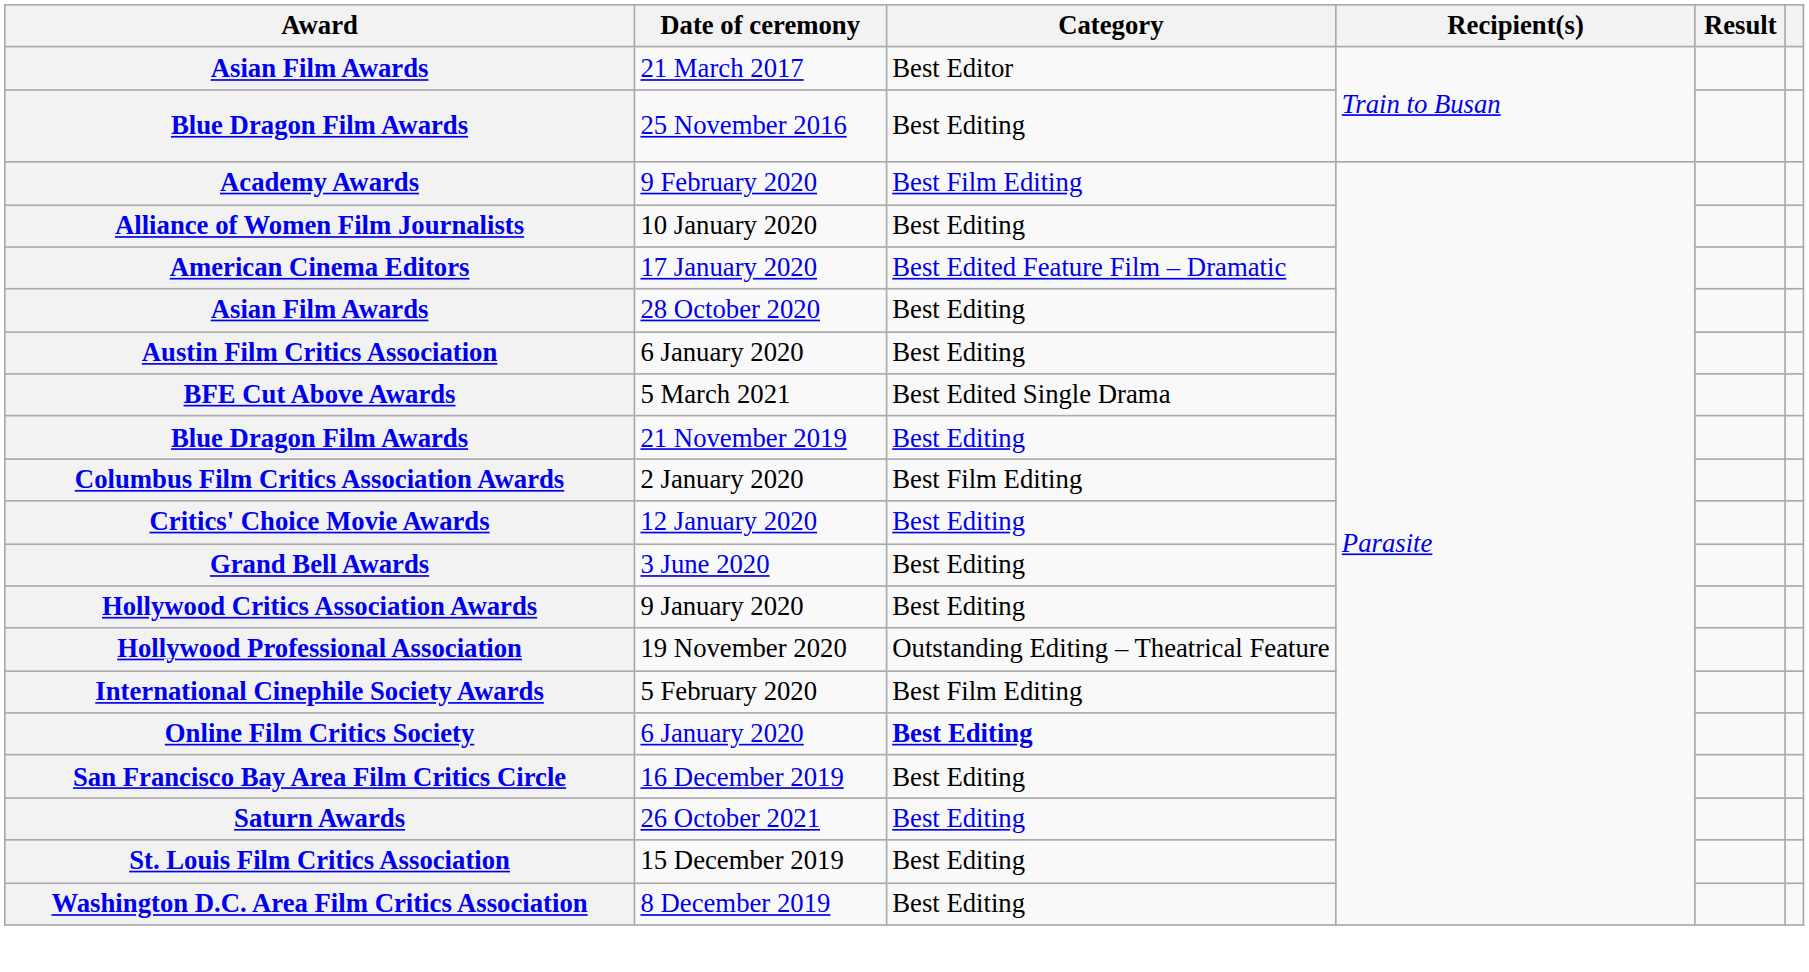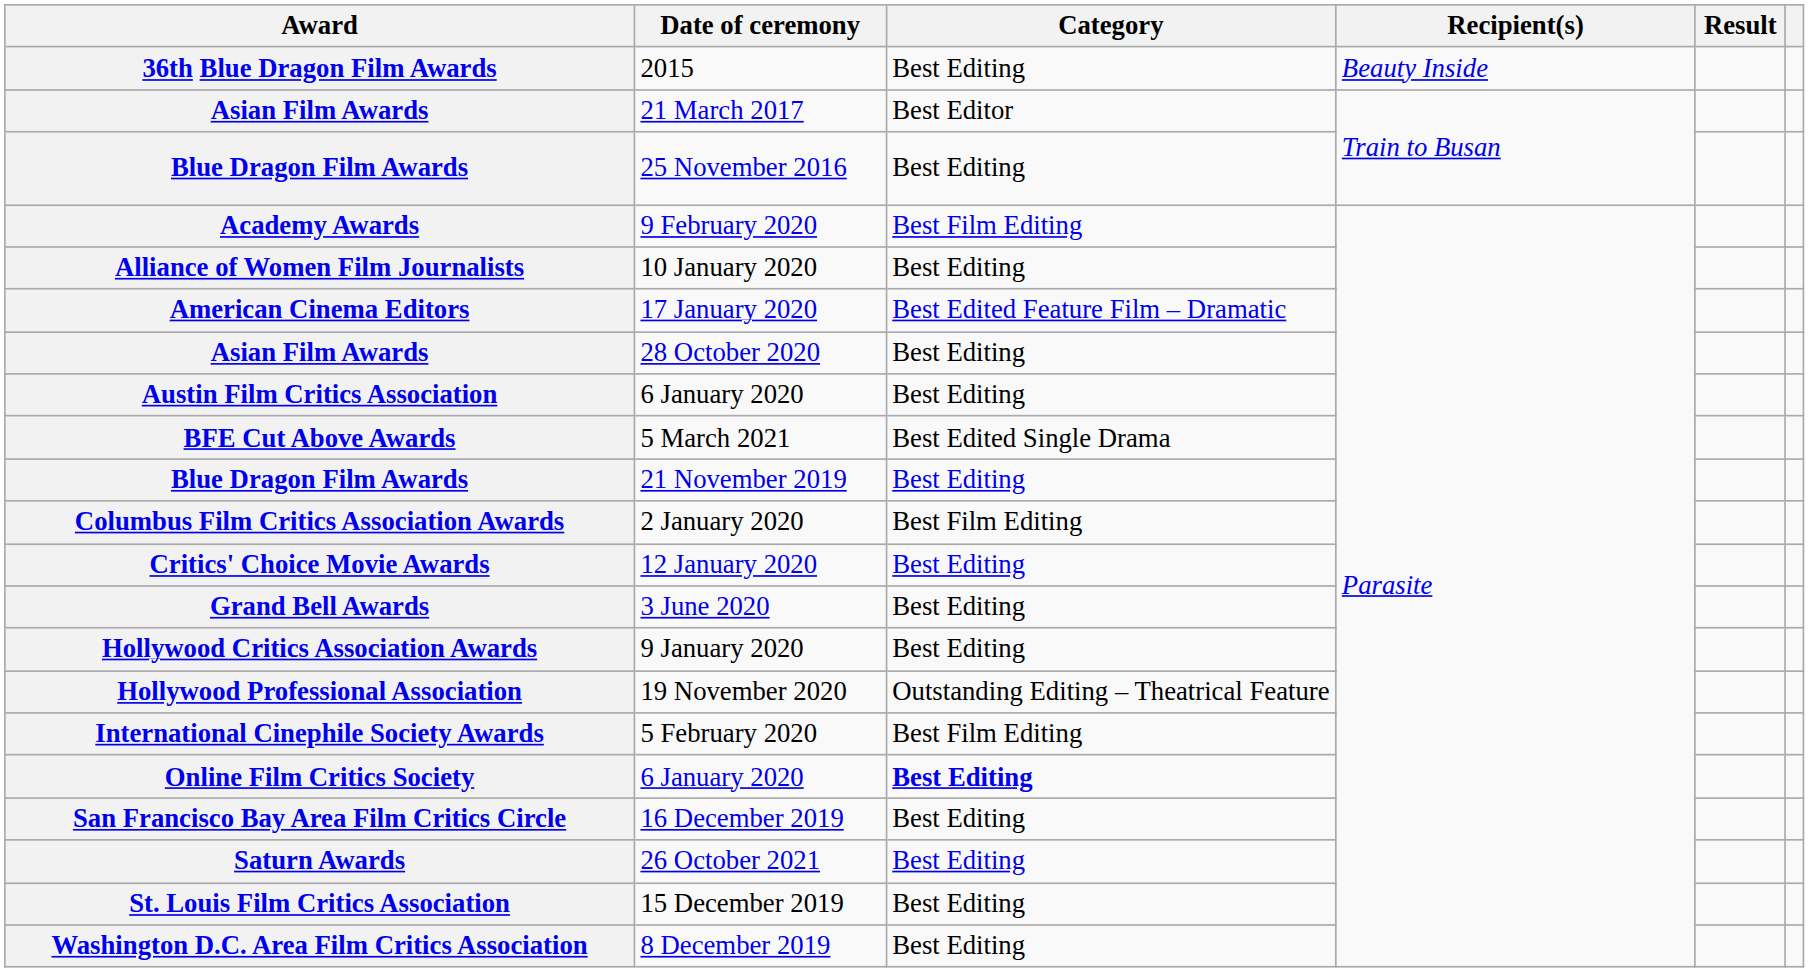+ row: (320, 68)
